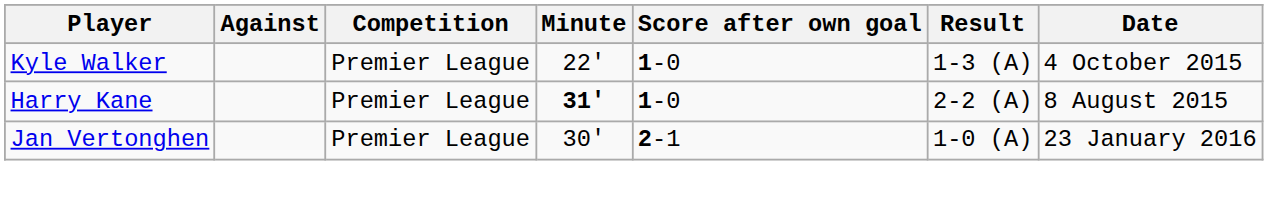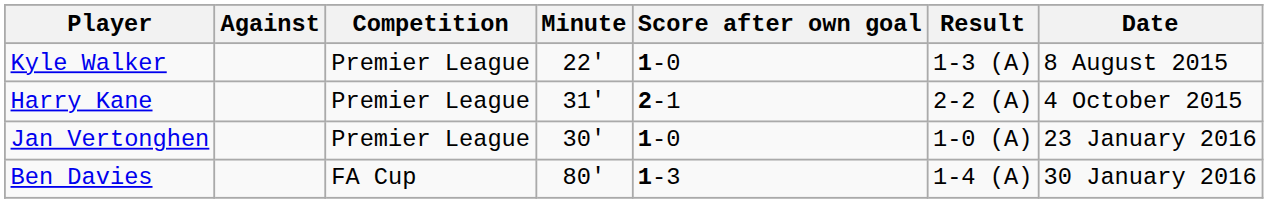(1143, 63) 4 October 2015 -> (1136, 63) 8 August 2015
(584, 101) bold -> (584, 101) normal
(659, 101) 1-0 -> (659, 101) 2-1
(1136, 101) 8 August 2015 -> (1143, 101) 4 October 2015
(659, 140) 2-1 -> (659, 140) 1-0
+ row: (82, 178)
